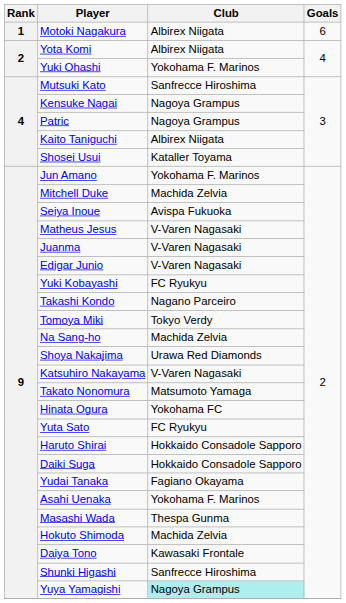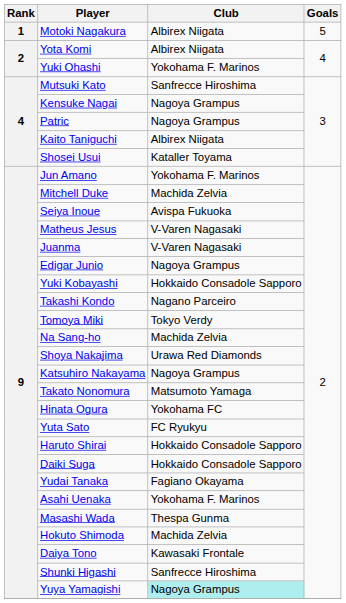(323, 31) 6 -> (323, 31) 5
(196, 265) V-Varen Nagasaki -> (195, 265) Nagoya Grampus
(179, 283) FC Ryukyu -> (226, 283) Hokkaido Consadole Sapporo
(196, 373) V-Varen Nagasaki -> (195, 373) Nagoya Grampus
